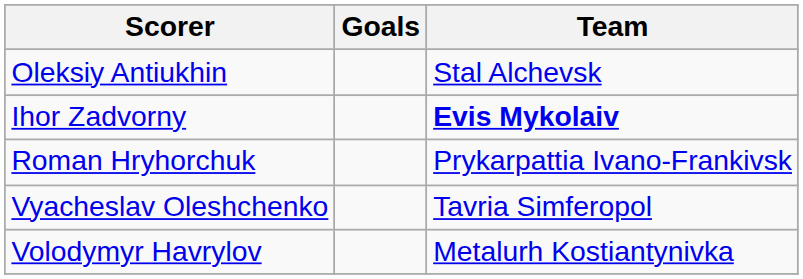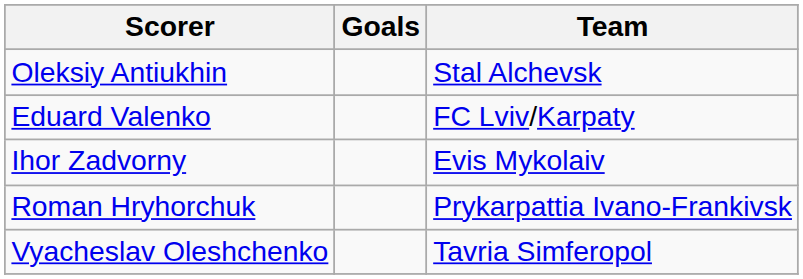+ row: (111, 116)
(526, 116) bold -> (519, 161) normal
- row: (137, 251)
